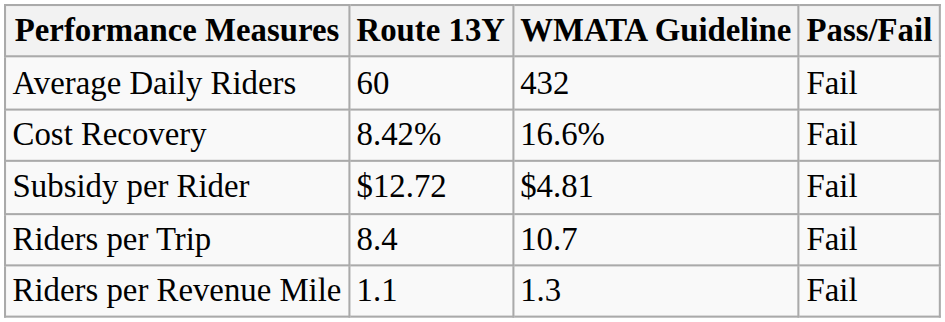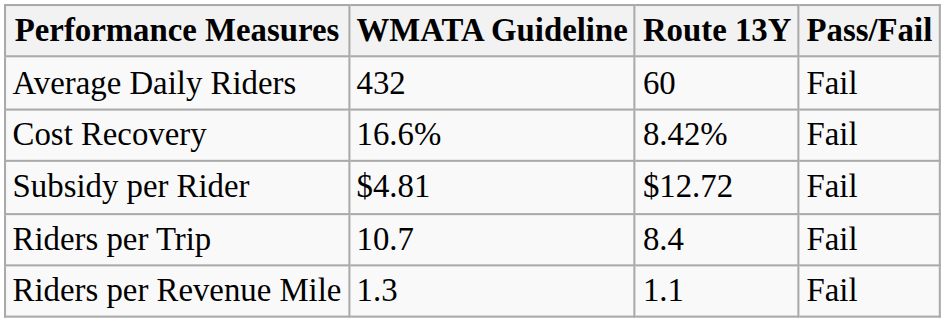columns swapped: (431, 30) <-> (656, 30)
